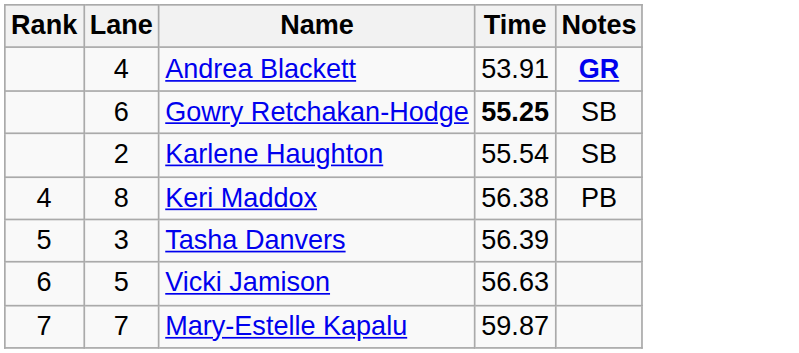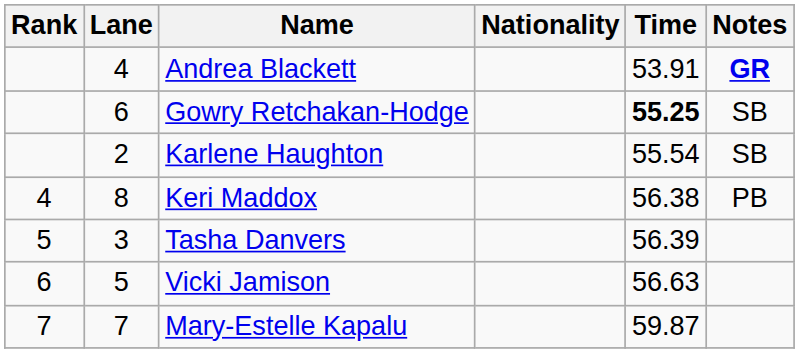+ column: (550, 25)
